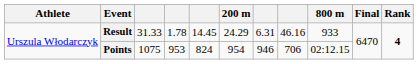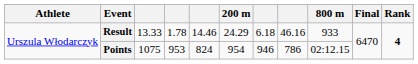(149, 32) 31.33 -> (149, 32) 13.33
(204, 32) 14.45 -> (204, 32) 14.46
(265, 32) 6.31 -> (265, 32) 6.18
(293, 50) 706 -> (293, 50) 786
